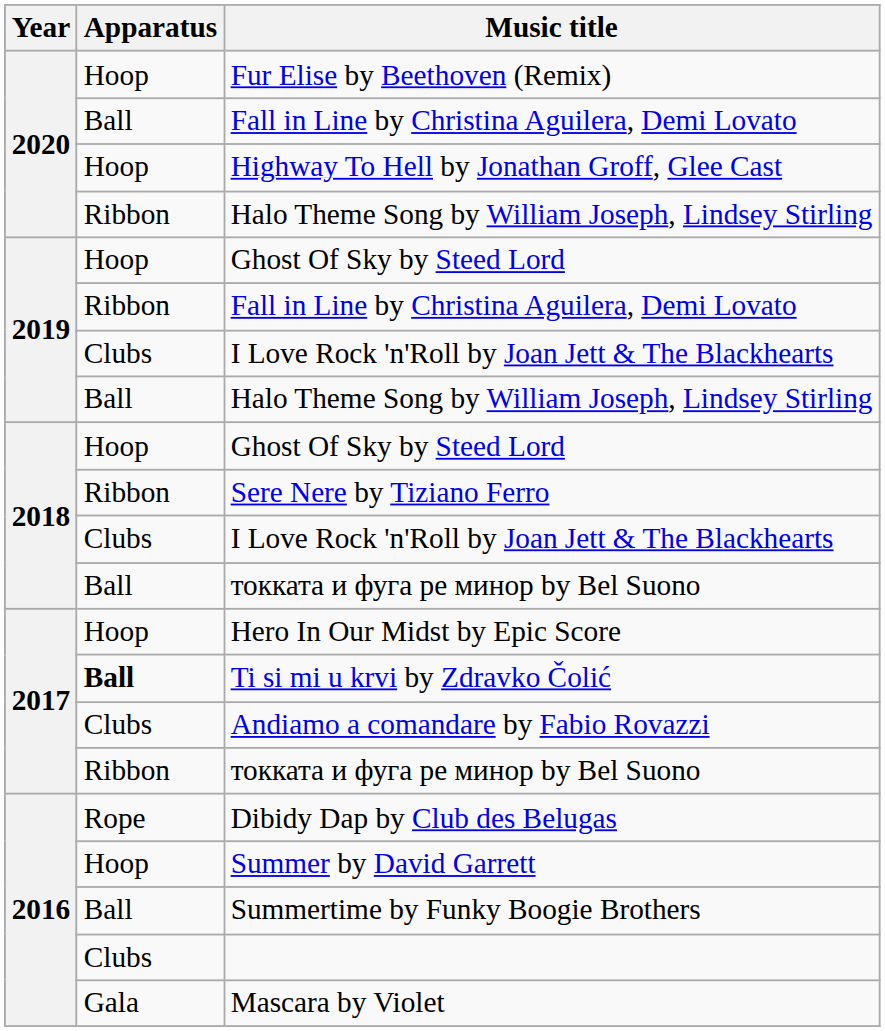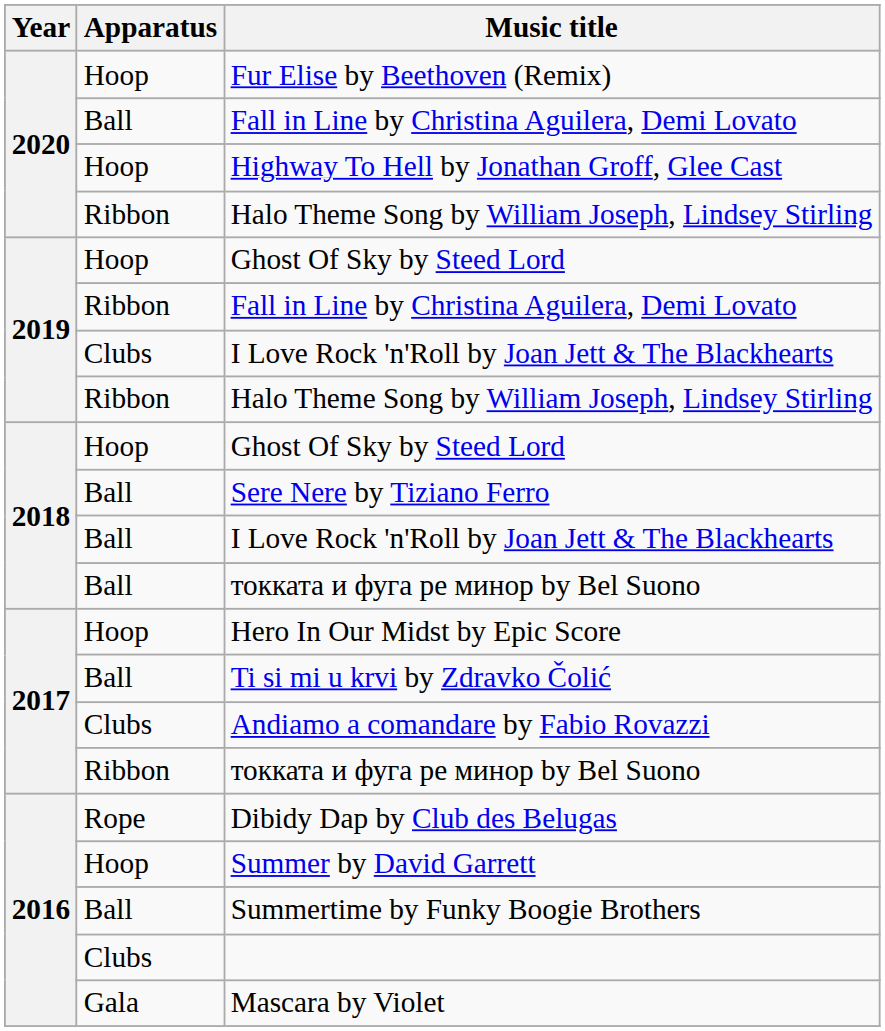(108, 399) Ball -> (127, 399) Ribbon
(127, 492) Ribbon -> (108, 492) Ball
(118, 538) Clubs -> (108, 538) Ball
(109, 677) bold -> (108, 677) normal
